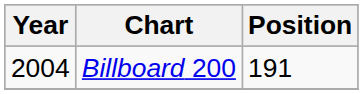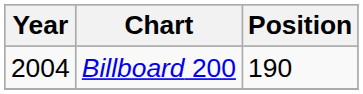(270, 67) 191 -> (270, 67) 190
